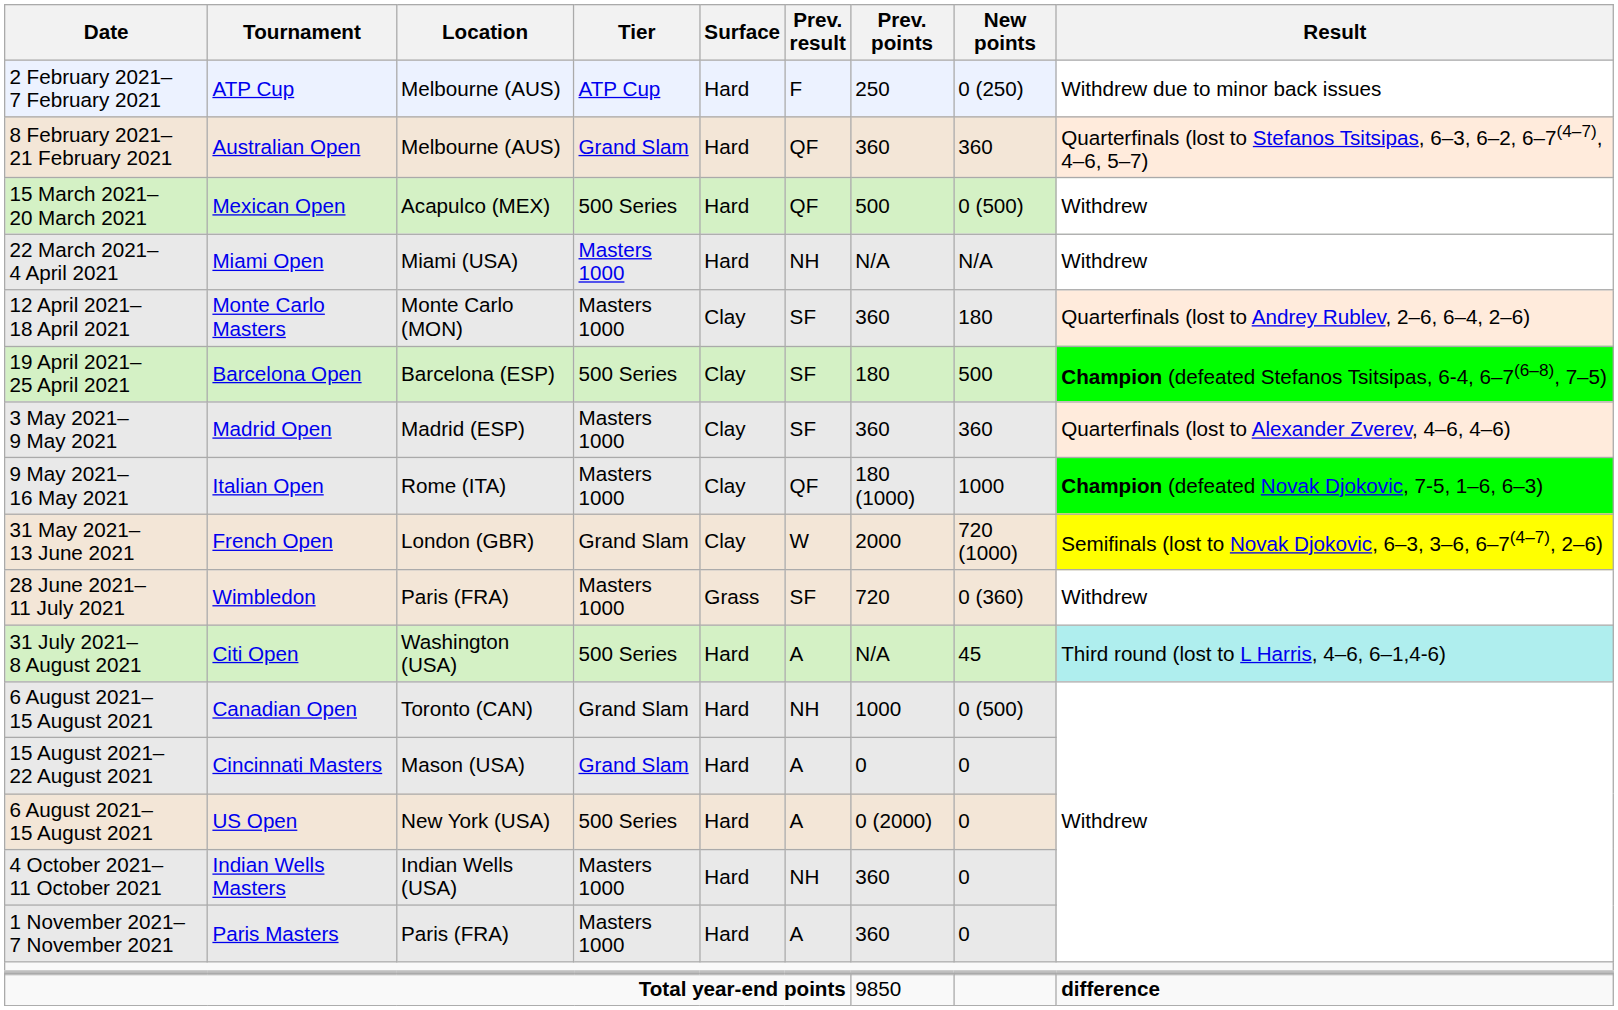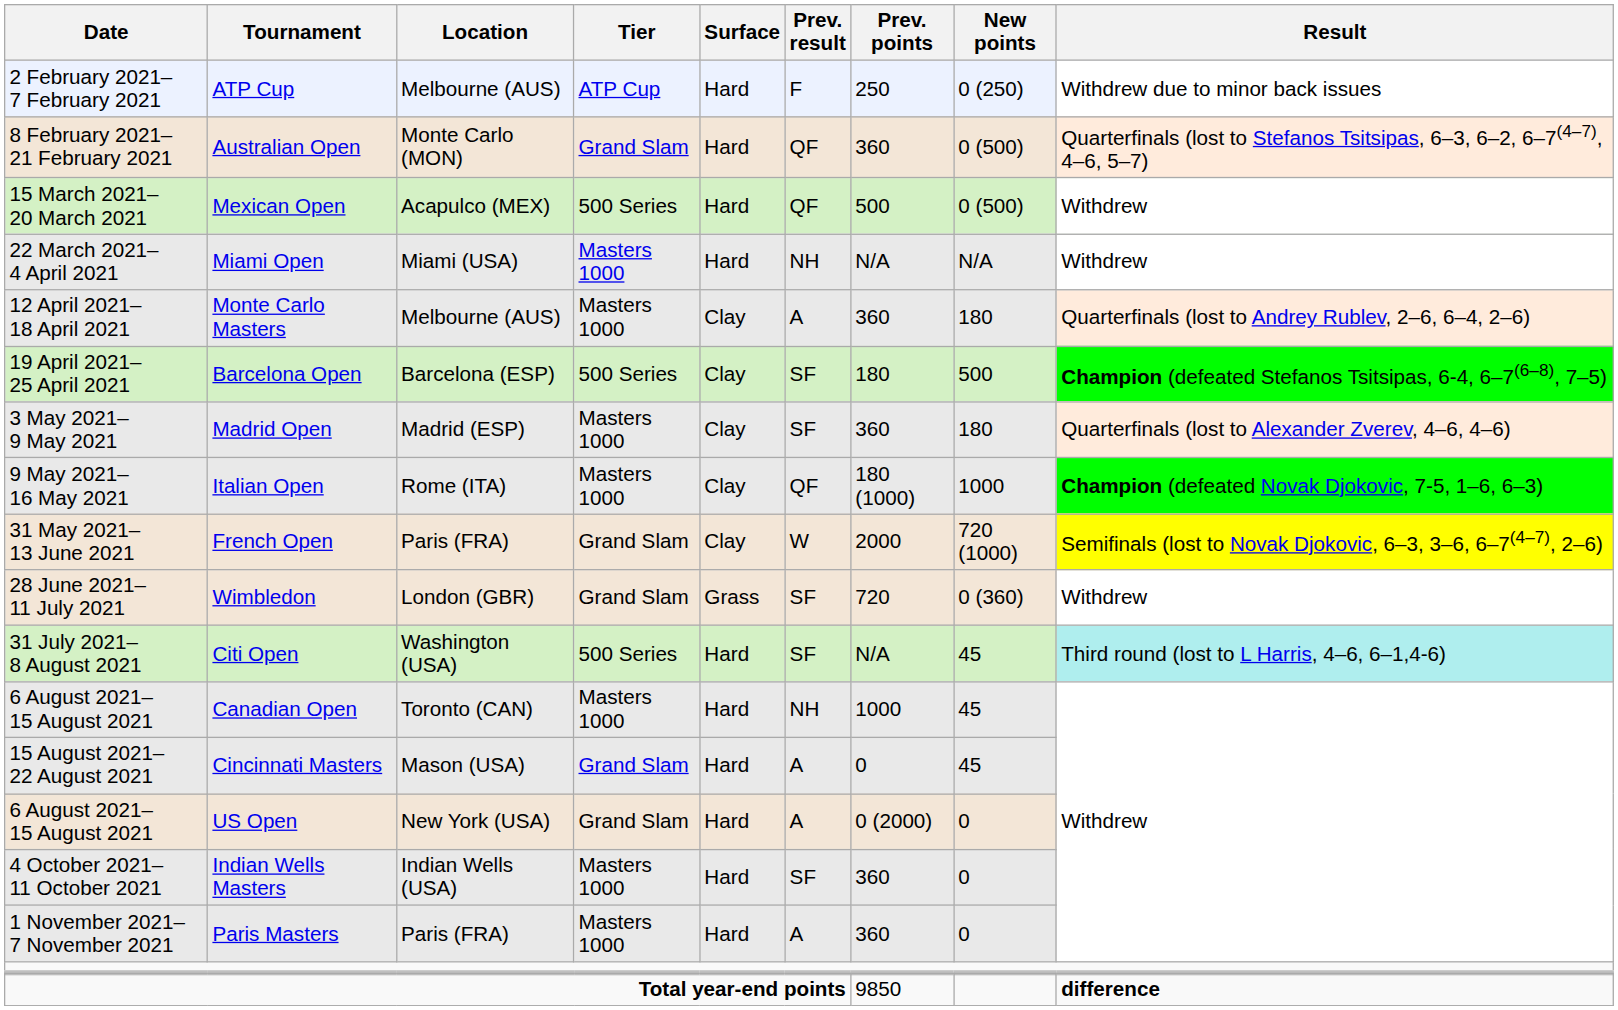(481, 147) Melbourne (AUS) -> (457, 147) Monte Carlo (MON)
(976, 147) 360 -> (991, 147) 0 (500)
(457, 317) Monte Carlo (MON) -> (481, 317) Melbourne (AUS)
(803, 317) SF -> (796, 317) A
(976, 429) 360 -> (976, 429) 180
(468, 541) London (GBR) -> (455, 541) Paris (FRA)
(455, 597) Paris (FRA) -> (468, 597) London (GBR)
(615, 597) Masters 1000 -> (634, 597) Grand Slam
(796, 653) A -> (803, 653) SF
(634, 709) Grand Slam -> (615, 709) Masters 1000
(991, 709) 0 (500) -> (970, 709) 45
(964, 765) 0 -> (970, 765) 45
(628, 821) 500 Series -> (634, 821) Grand Slam
(805, 877) NH -> (803, 877) SF
